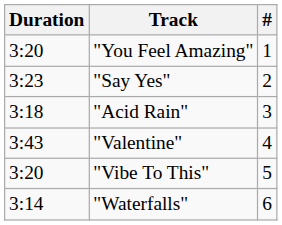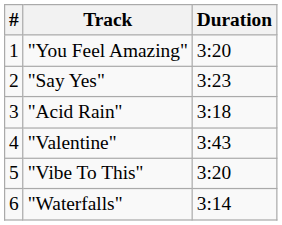columns swapped: (267, 19) <-> (47, 19)
